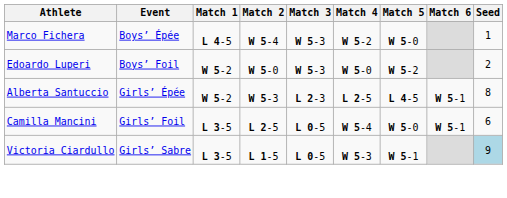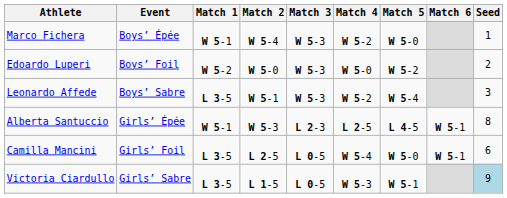(217, 41) L 4-5 -> (217, 41) W 5-1
+ row: (52, 92)
(217, 98) W 5-2 -> (217, 127) W 5-1
